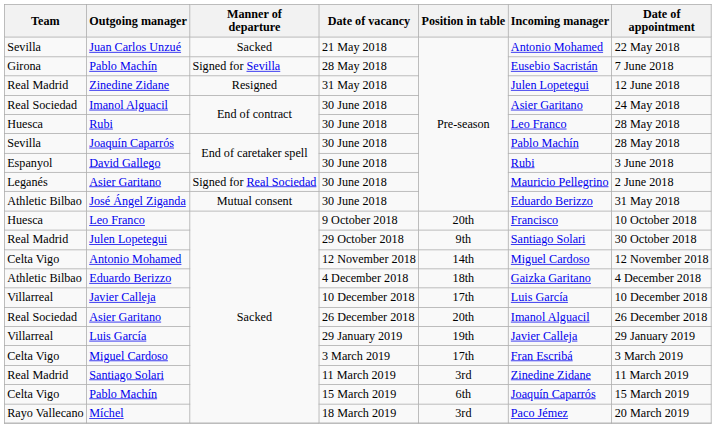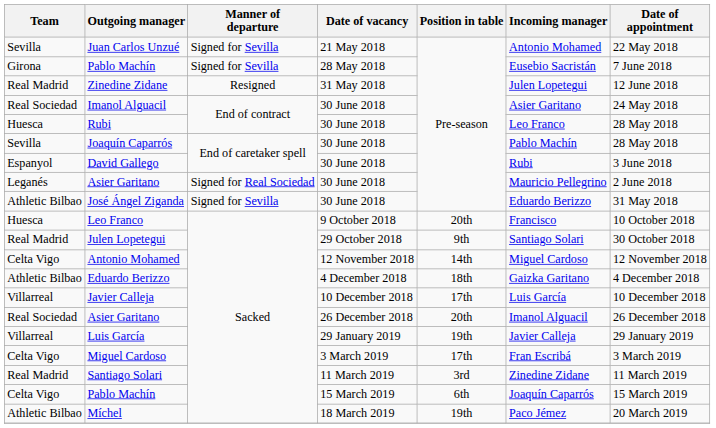(254, 47) Sacked -> (235, 47) Signed for Sevilla
(254, 201) Mutual consent -> (235, 201) Signed for Sevilla
(45, 413) Rayo Vallecano -> (44, 413) Athletic Bilbao
(463, 413) 3rd -> (462, 413) 19th
